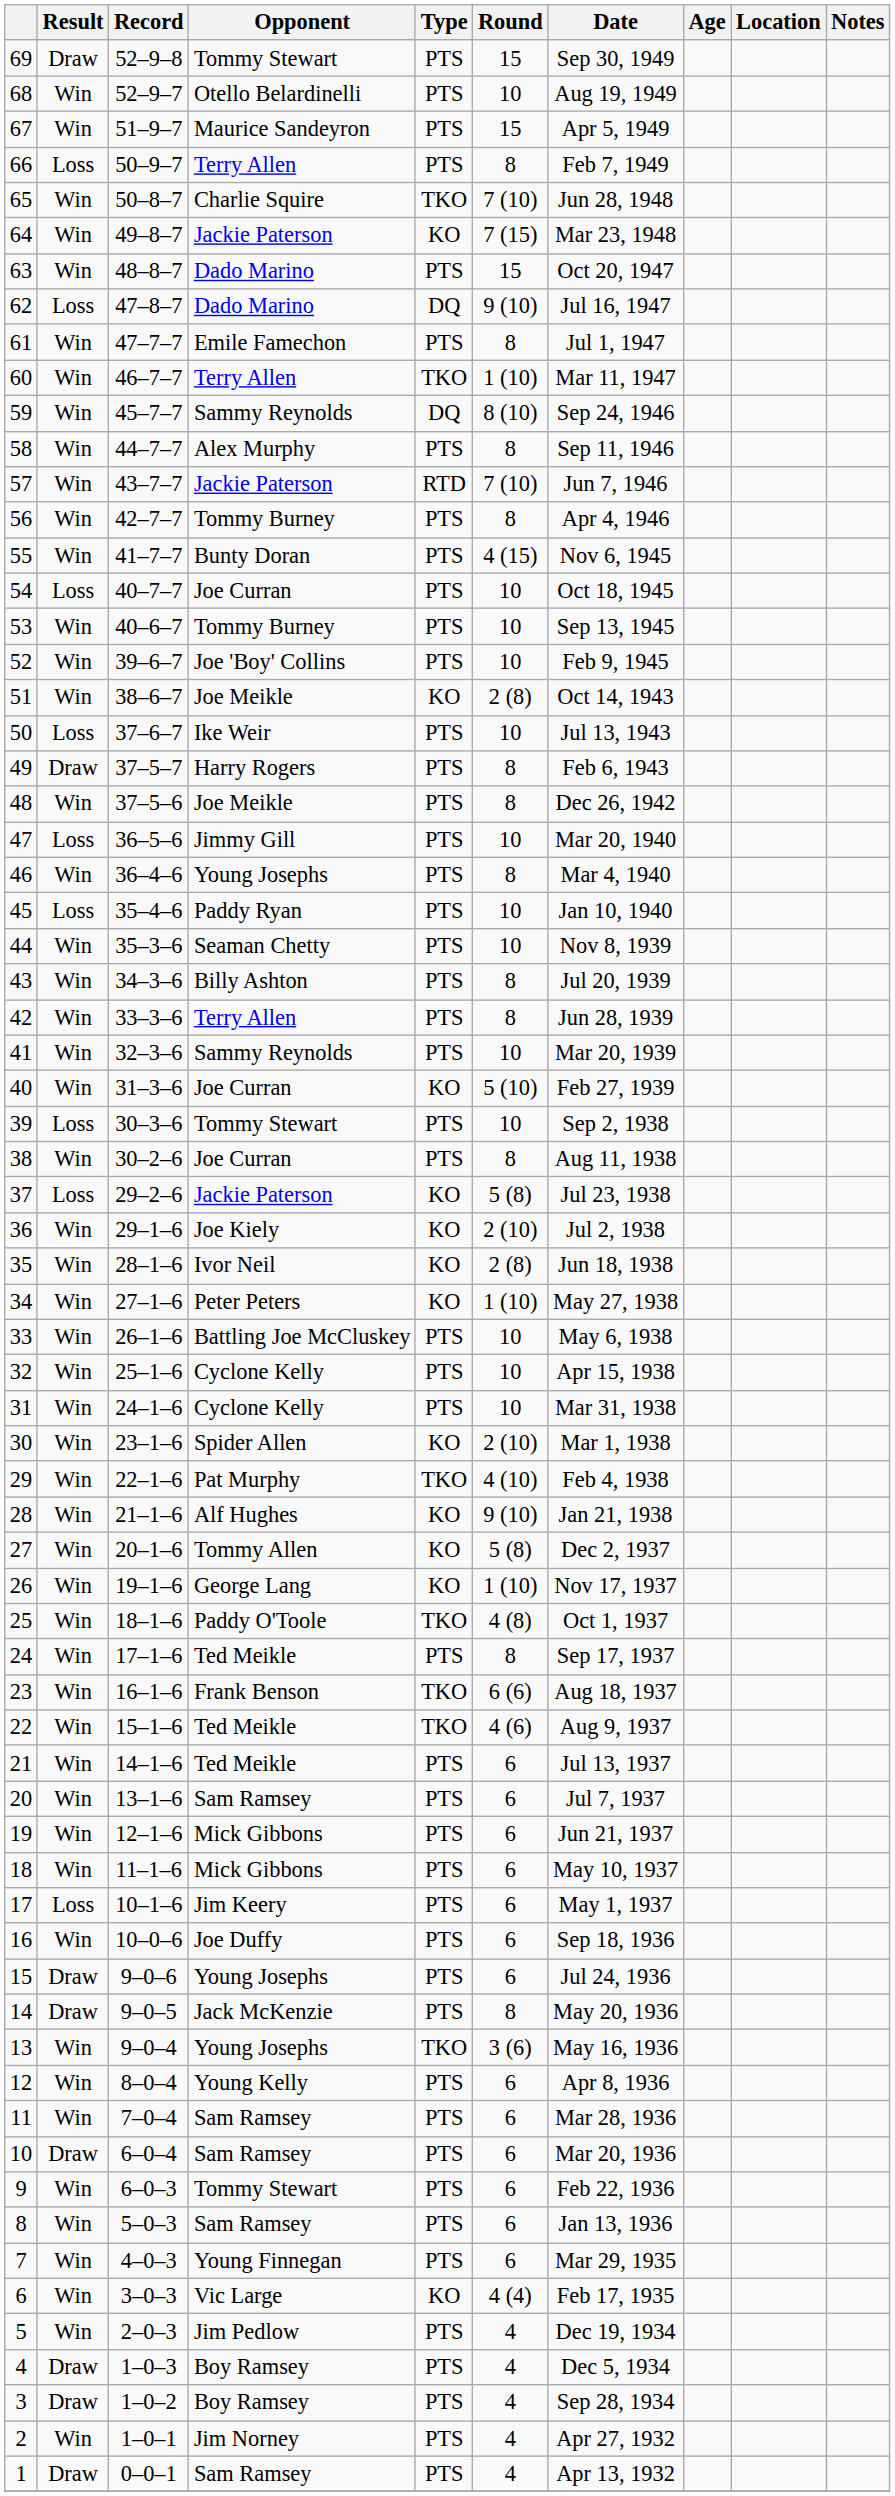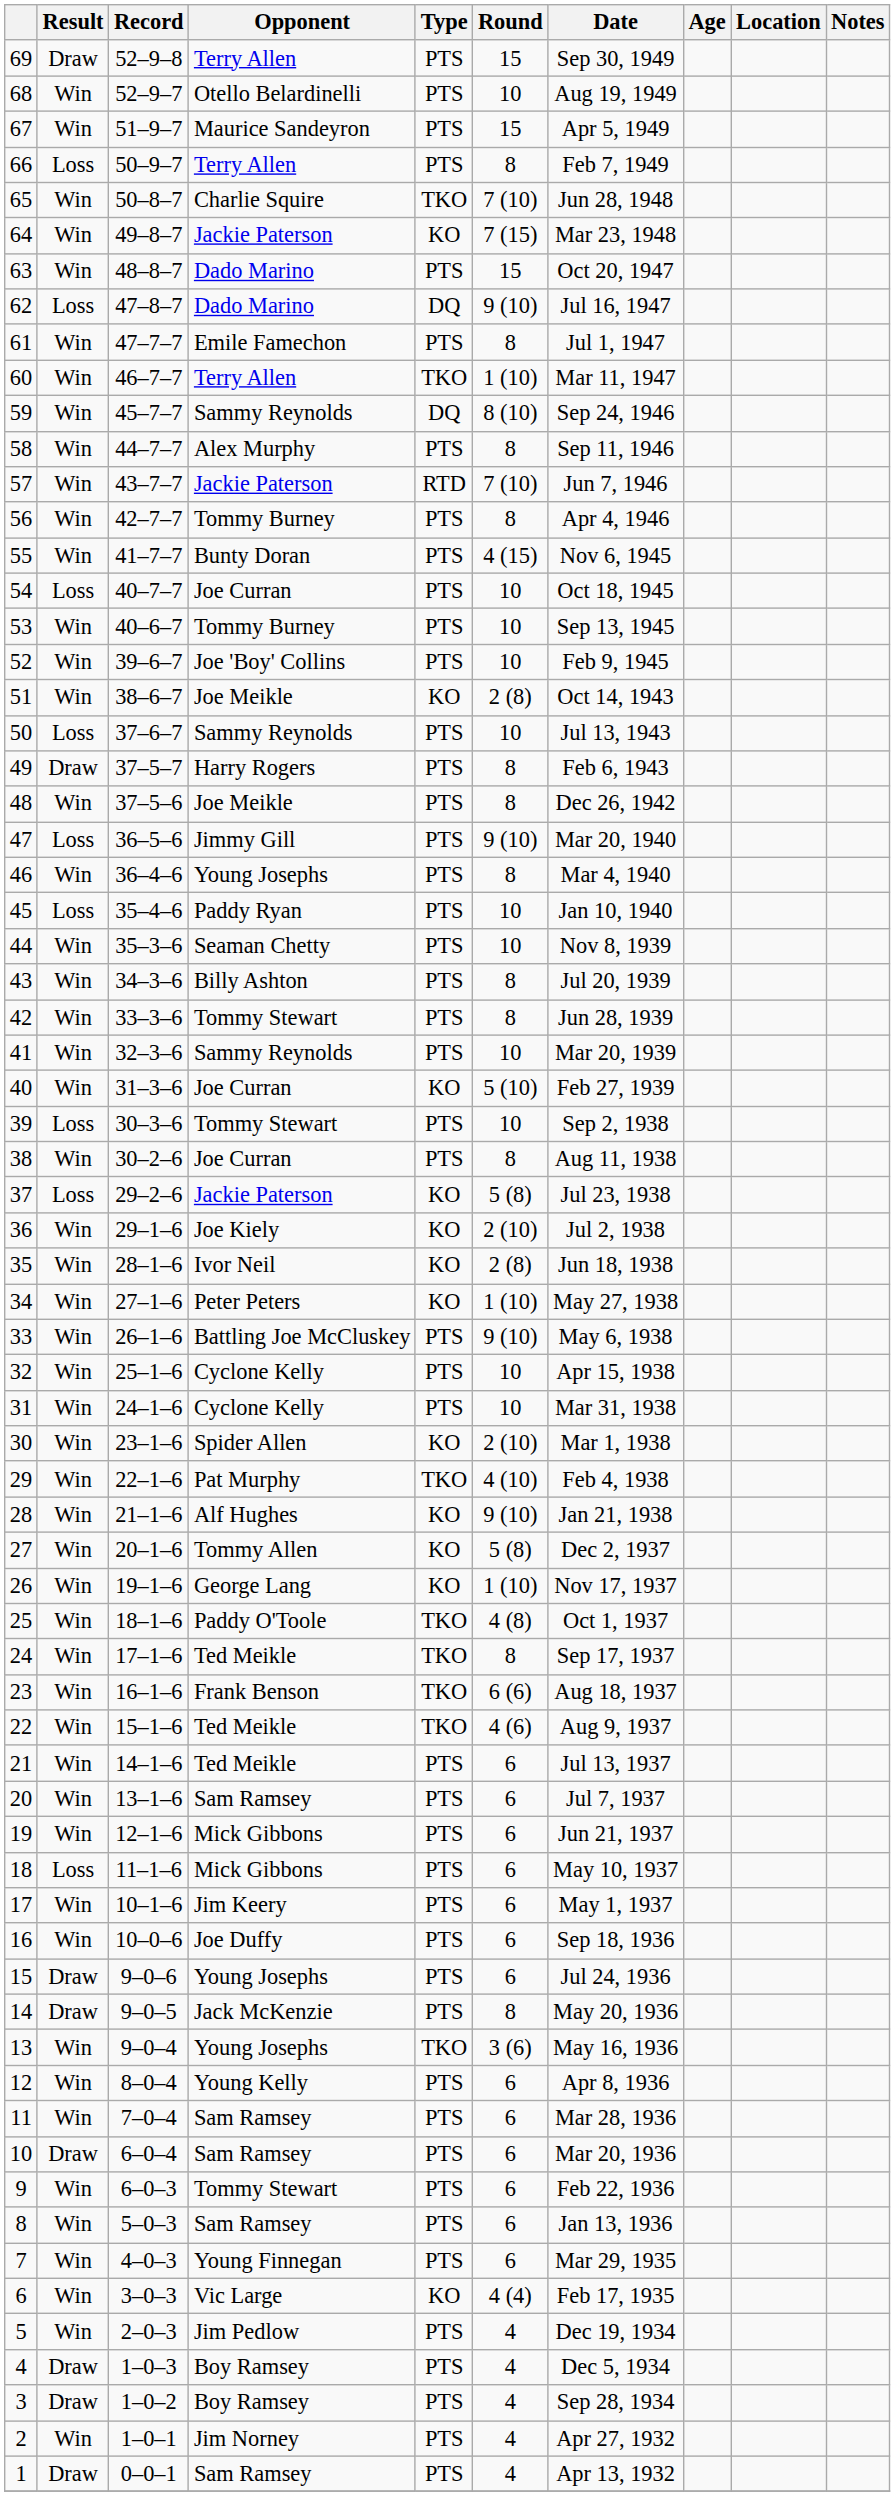(266, 57) Tommy Stewart -> (245, 57) Terry Allen
(232, 732) Ike Weir -> (273, 732) Sammy Reynolds
(510, 839) 10 -> (510, 839) 9 (10)
(245, 1016) Terry Allen -> (266, 1016) Tommy Stewart
(510, 1336) 10 -> (510, 1336) 9 (10)
(444, 1656) PTS -> (444, 1656) TKO
(73, 1869) Win -> (73, 1869) Loss
(73, 1905) Loss -> (73, 1905) Win
